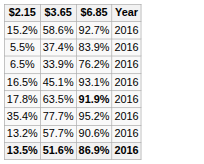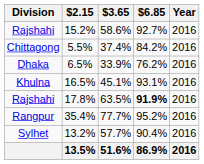+ column: (33, 13)
(94, 47) 83.9% -> (152, 47) 84.2%
(94, 133) 90.6% -> (152, 133) 90.4%
